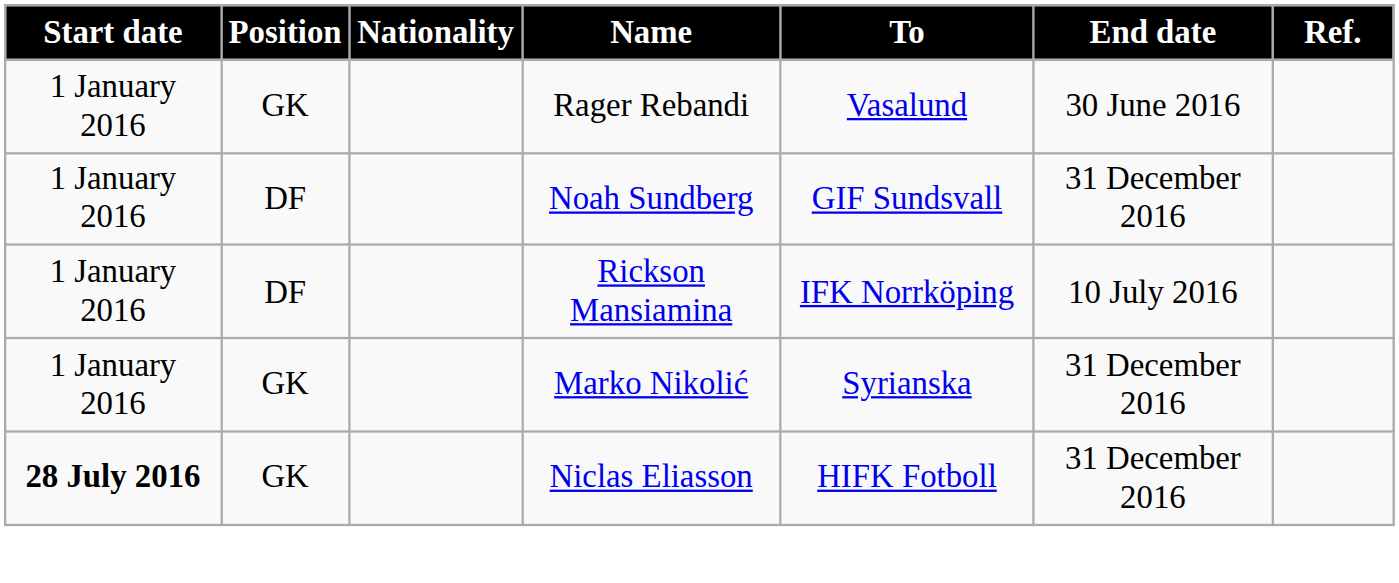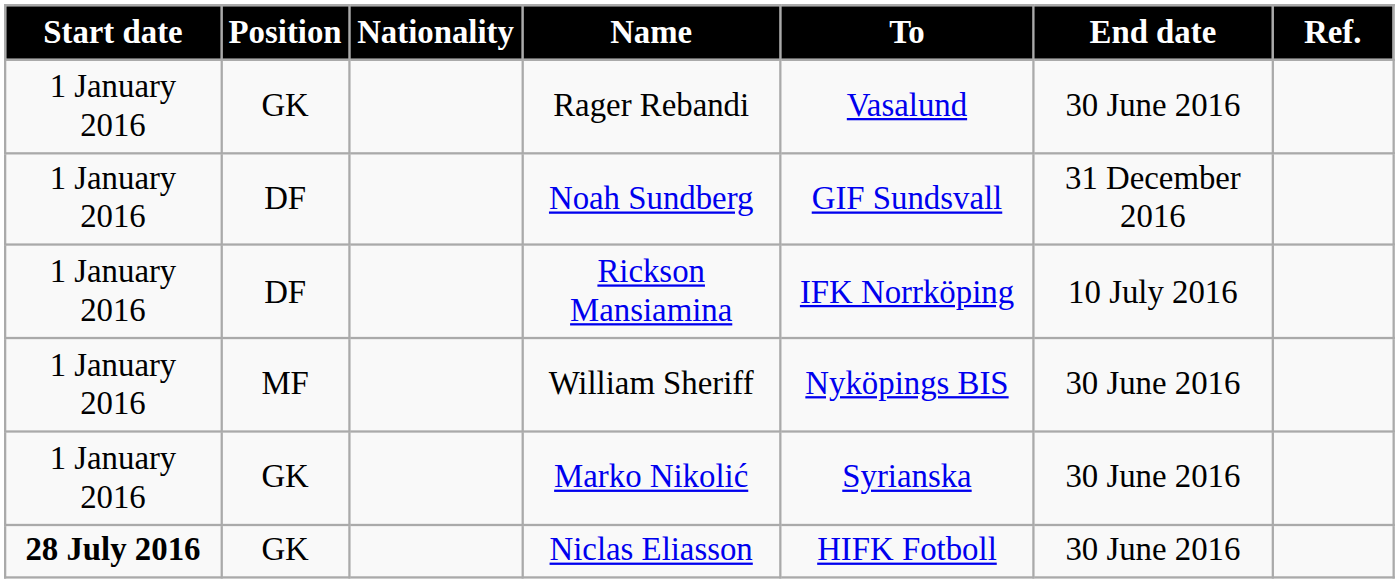+ row: (651, 384)
(1153, 384) 31 December 2016 -> (1153, 477) 30 June 2016
(1153, 477) 31 December 2016 -> (1153, 550) 30 June 2016
